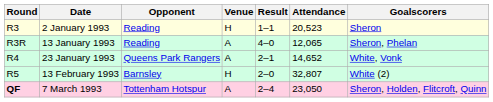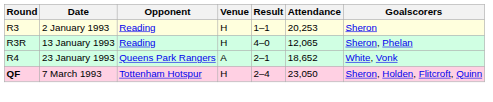(307, 27) 20,523 -> (303, 27) 20,253
(228, 43) A -> (224, 43) H
(307, 58) 14,652 -> (303, 58) 18,652
- row: (80, 74)
(228, 89) A -> (224, 74) H
